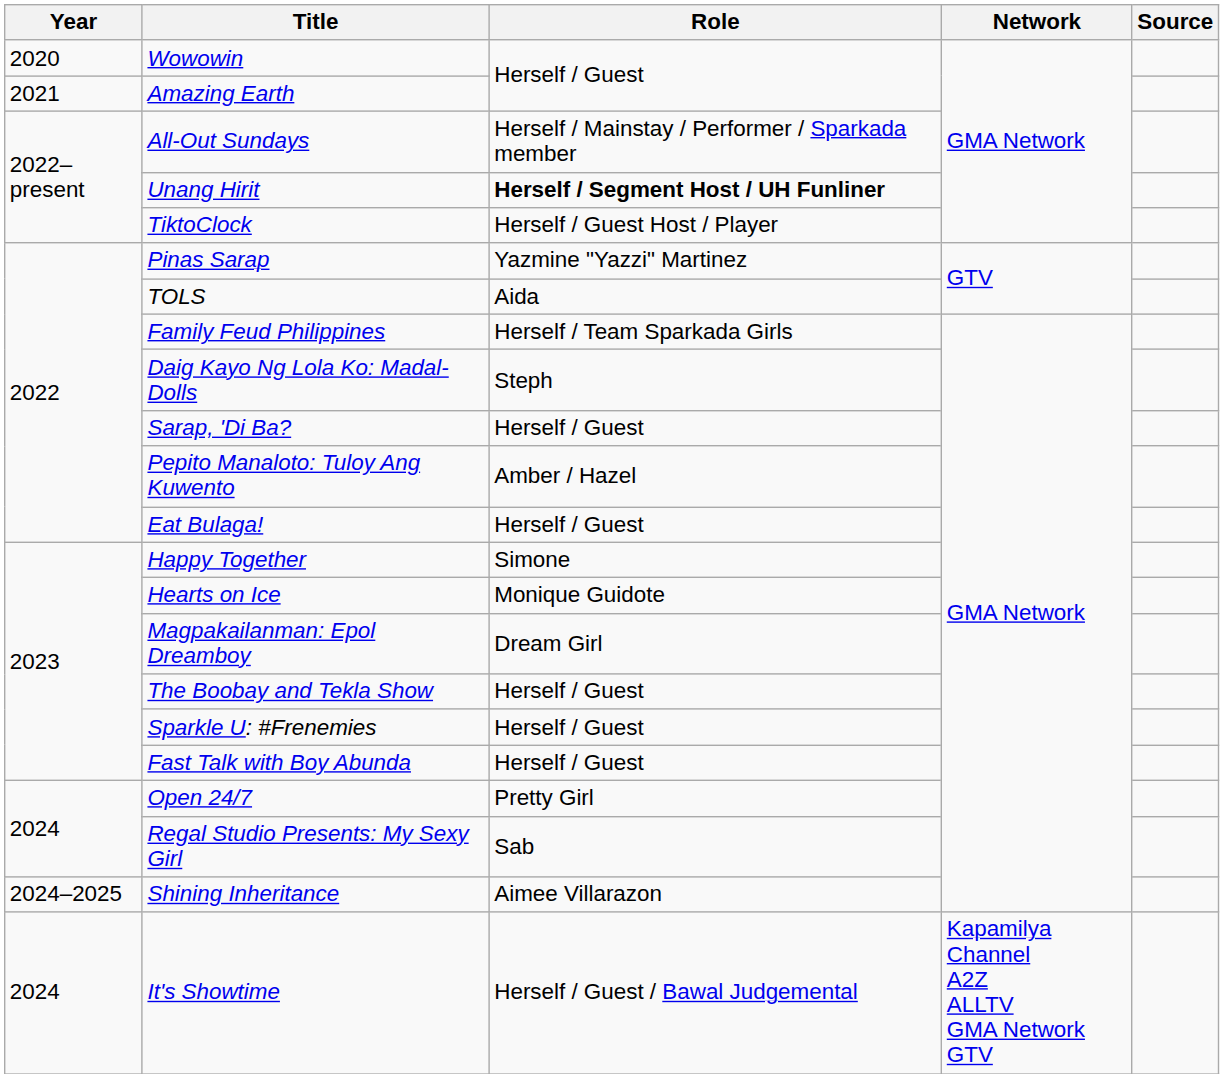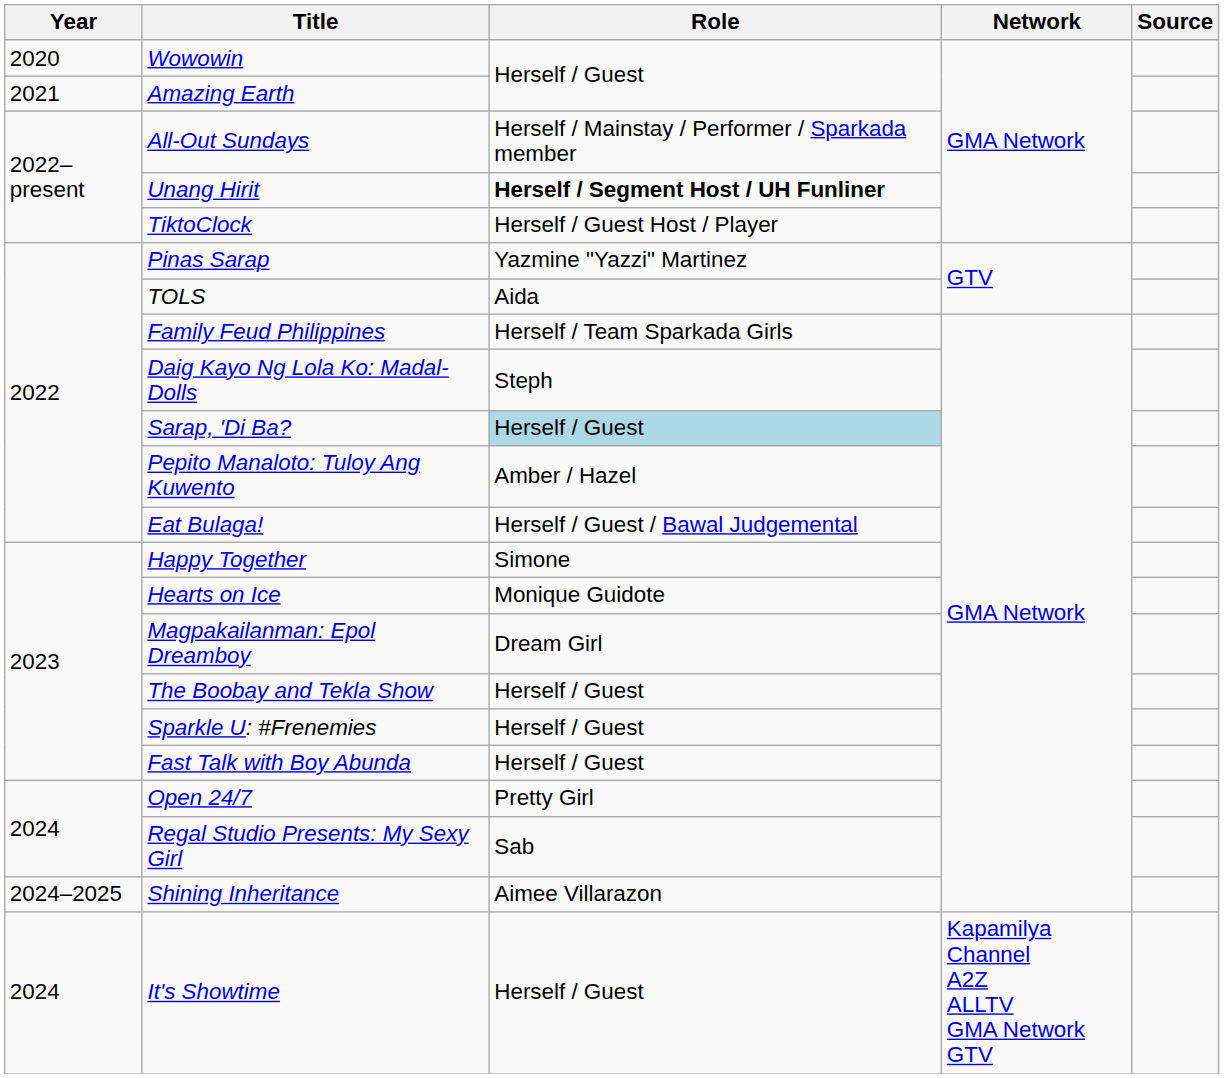(569, 427) no background -> (569, 427) lightblue background
(569, 524) Herself / Guest -> (676, 524) Herself / Guest / Bawal Judgemental
(676, 992) Herself / Guest / Bawal Judgemental -> (569, 992) Herself / Guest
